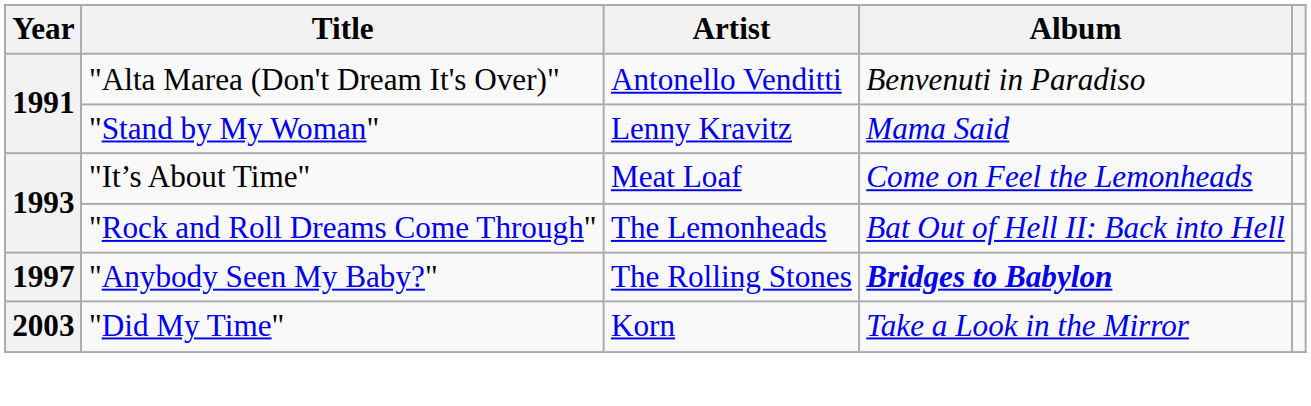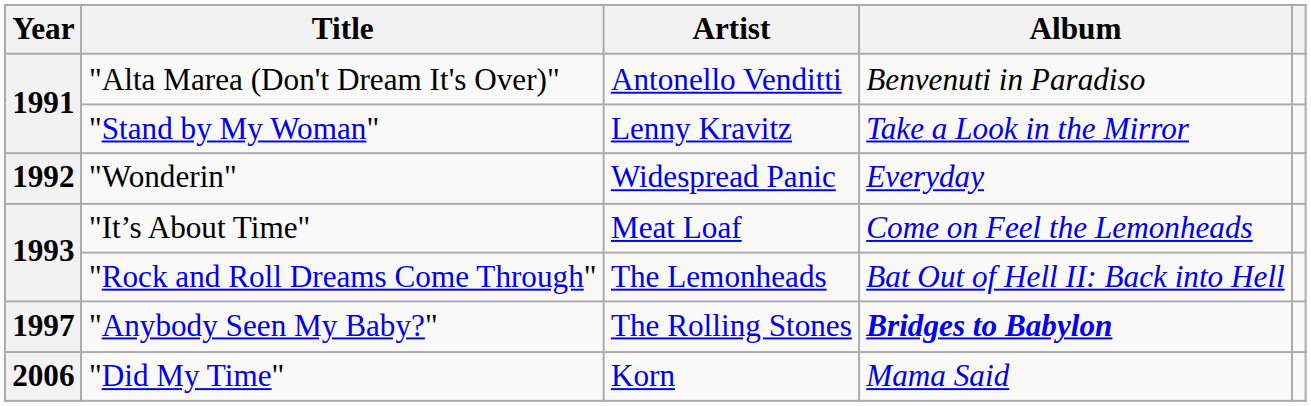(938, 128) Mama Said -> (1028, 128) Take a Look in the Mirror
+ row: (163, 177)
(43, 326) 2003 -> (43, 375) 2006
(1028, 326) Take a Look in the Mirror -> (938, 375) Mama Said
